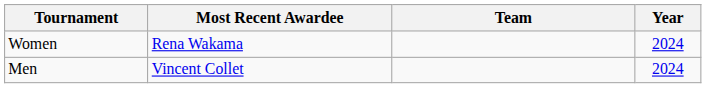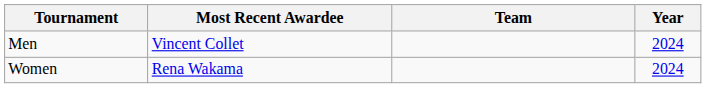rows swapped: (23, 70) <-> (33, 44)
